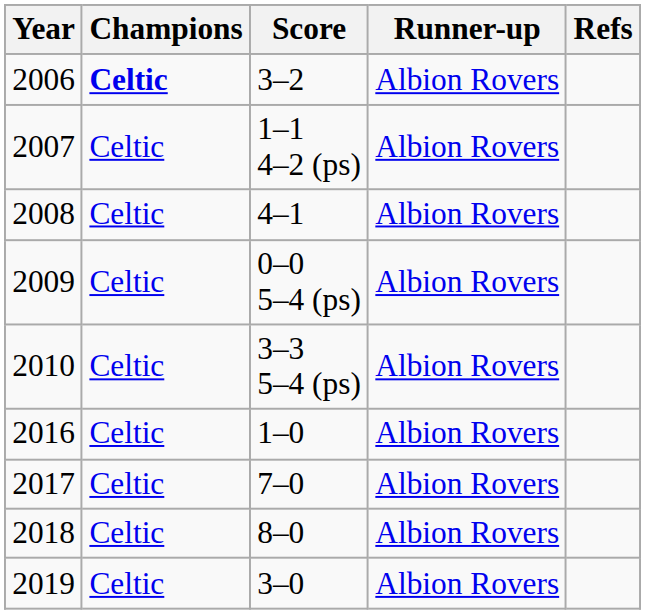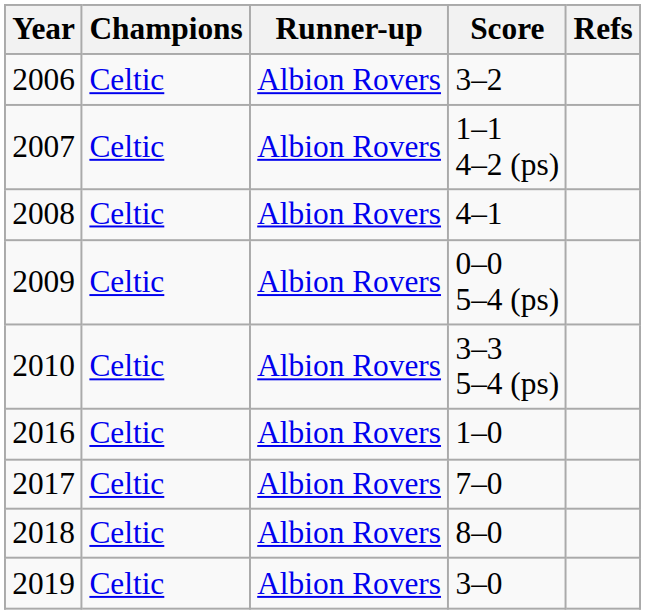columns swapped: (467, 29) <-> (309, 29)
(129, 79) bold -> (127, 79) normal
